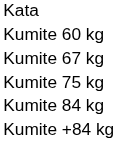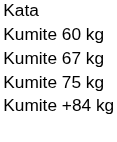- row: (54, 105)
